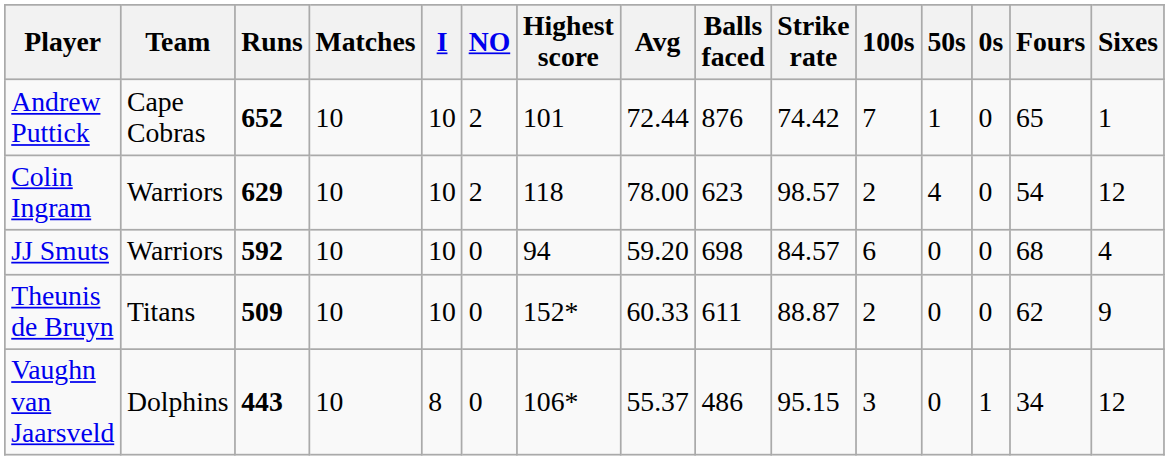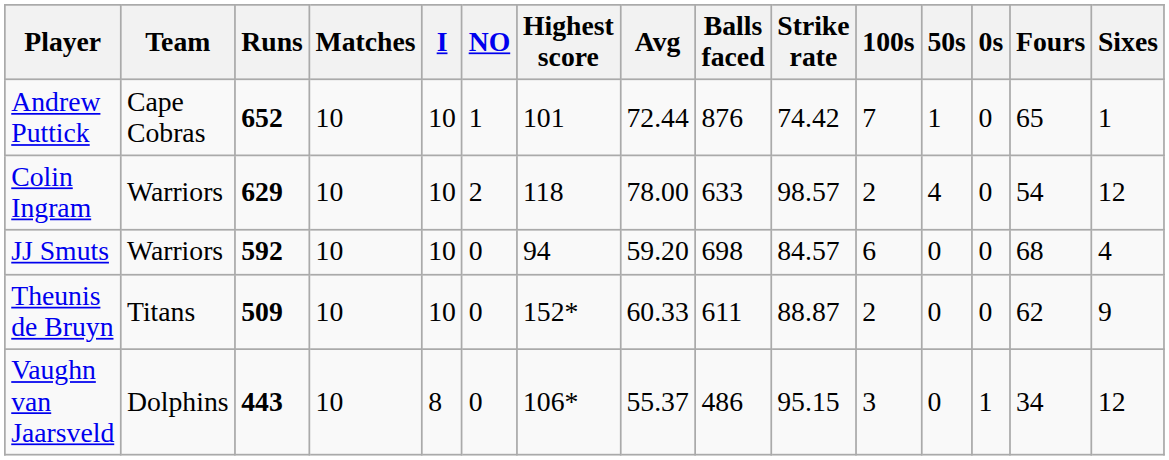(476, 117) 2 -> (476, 117) 1
(722, 192) 623 -> (722, 192) 633
